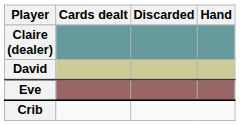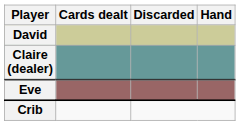rows swapped: (30, 42) <-> (30, 69)
